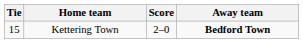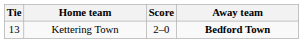(14, 30) 15 -> (14, 30) 13
